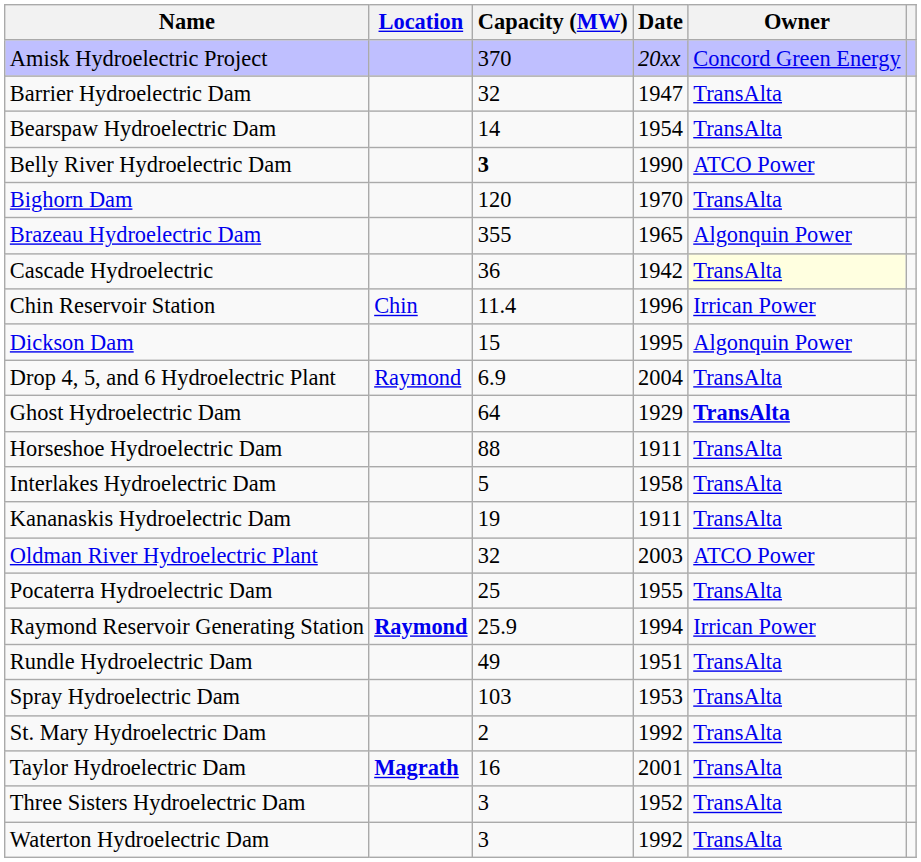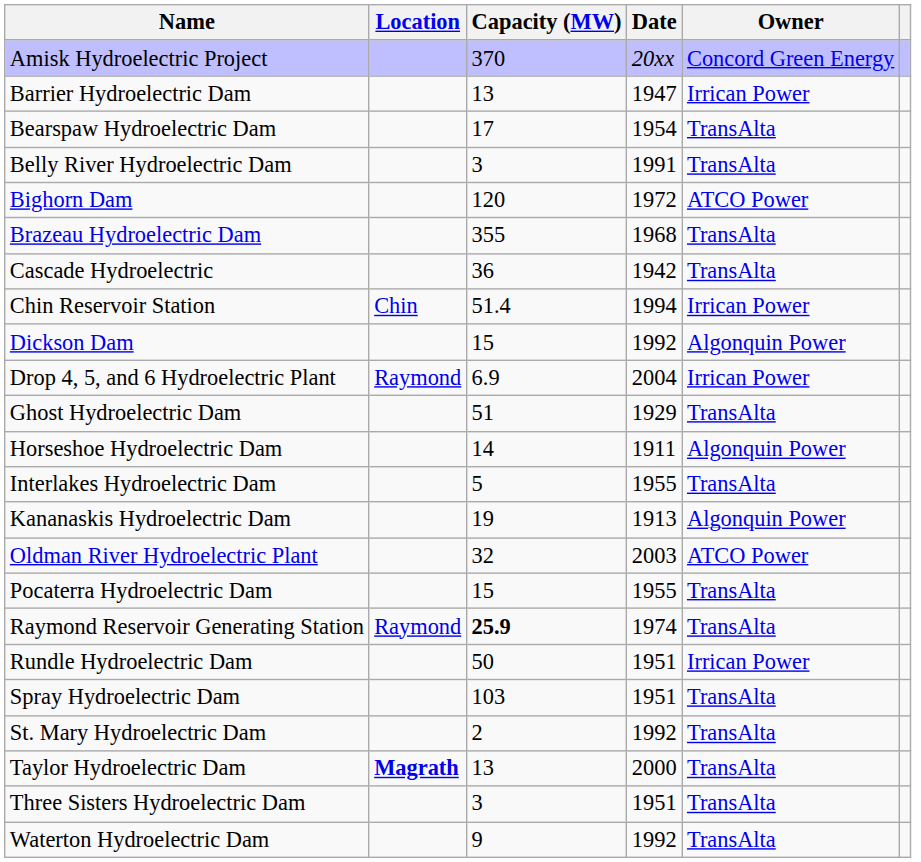(489, 93) 32 -> (483, 93) 13
(738, 93) TransAlta -> (748, 93) Irrican Power
(489, 128) 14 -> (483, 128) 17
(483, 164) bold -> (477, 164) normal
(661, 164) 1990 -> (654, 164) 1991
(754, 164) ATCO Power -> (731, 164) TransAlta
(661, 199) 1970 -> (654, 199) 1972
(738, 199) TransAlta -> (748, 199) ATCO Power
(661, 235) 1965 -> (654, 235) 1968
(773, 235) Algonquin Power -> (731, 235) TransAlta
(738, 270) lightyellow background -> (731, 270) no background
(497, 306) 11.4 -> (491, 306) 51.4
(661, 306) 1996 -> (654, 306) 1994
(661, 341) 1995 -> (654, 341) 1992
(738, 377) TransAlta -> (748, 377) Irrican Power
(489, 413) 64 -> (483, 413) 51
(742, 413) bold -> (731, 413) normal
(489, 448) 88 -> (483, 448) 14
(738, 448) TransAlta -> (766, 448) Algonquin Power
(661, 484) 1958 -> (654, 484) 1955
(660, 519) 1911 -> (654, 519) 1913
(738, 519) TransAlta -> (766, 519) Algonquin Power
(489, 590) 25 -> (483, 590) 15
(421, 626) bold -> (418, 626) normal
(497, 626) normal -> (491, 626) bold
(661, 626) 1994 -> (654, 626) 1974
(754, 626) Irrican Power -> (731, 626) TransAlta
(489, 661) 49 -> (483, 661) 50
(738, 661) TransAlta -> (748, 661) Irrican Power
(661, 697) 1953 -> (654, 697) 1951
(489, 768) 16 -> (483, 768) 13
(661, 768) 2001 -> (654, 768) 2000
(661, 803) 1952 -> (654, 803) 1951
(483, 839) 3 -> (477, 839) 9
